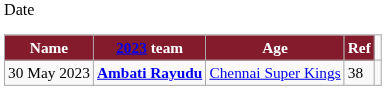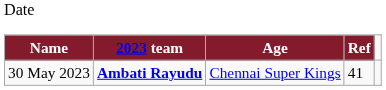(355, 72) 38 -> (355, 72) 41
